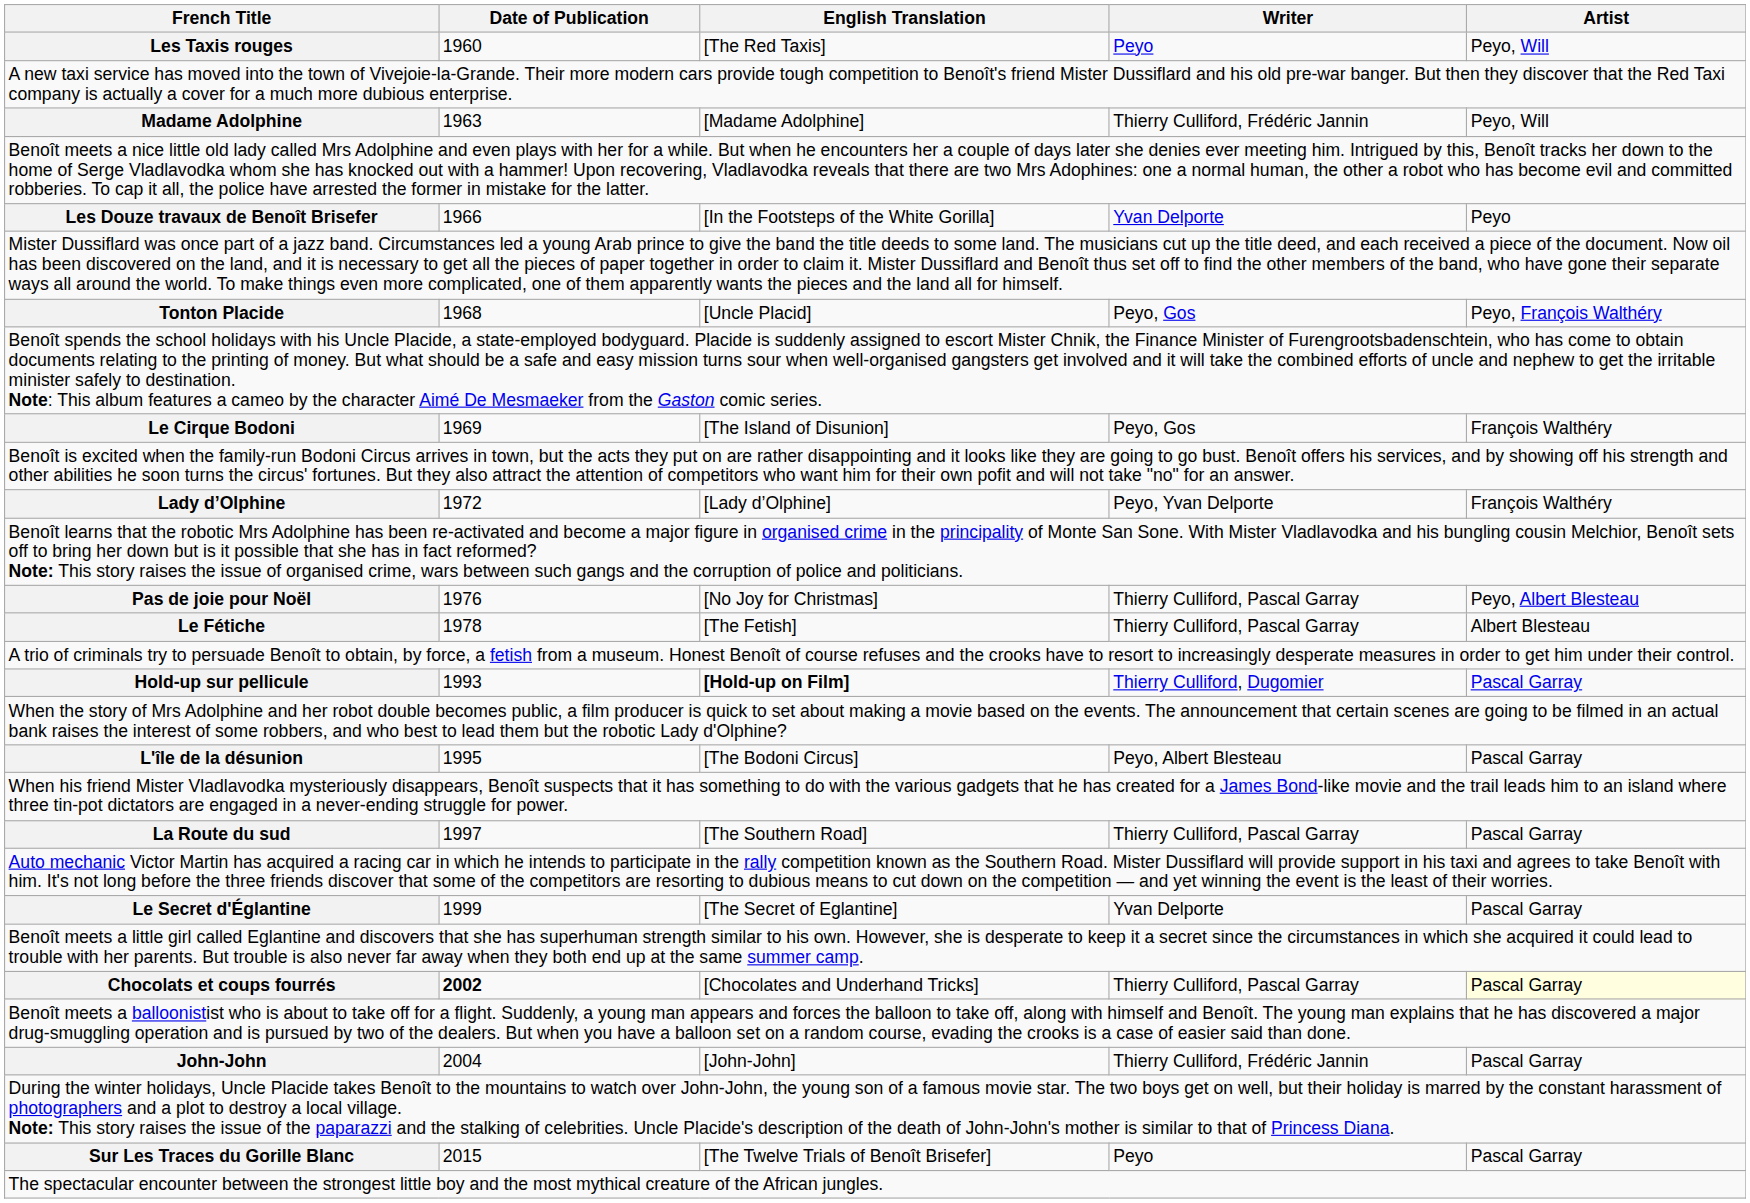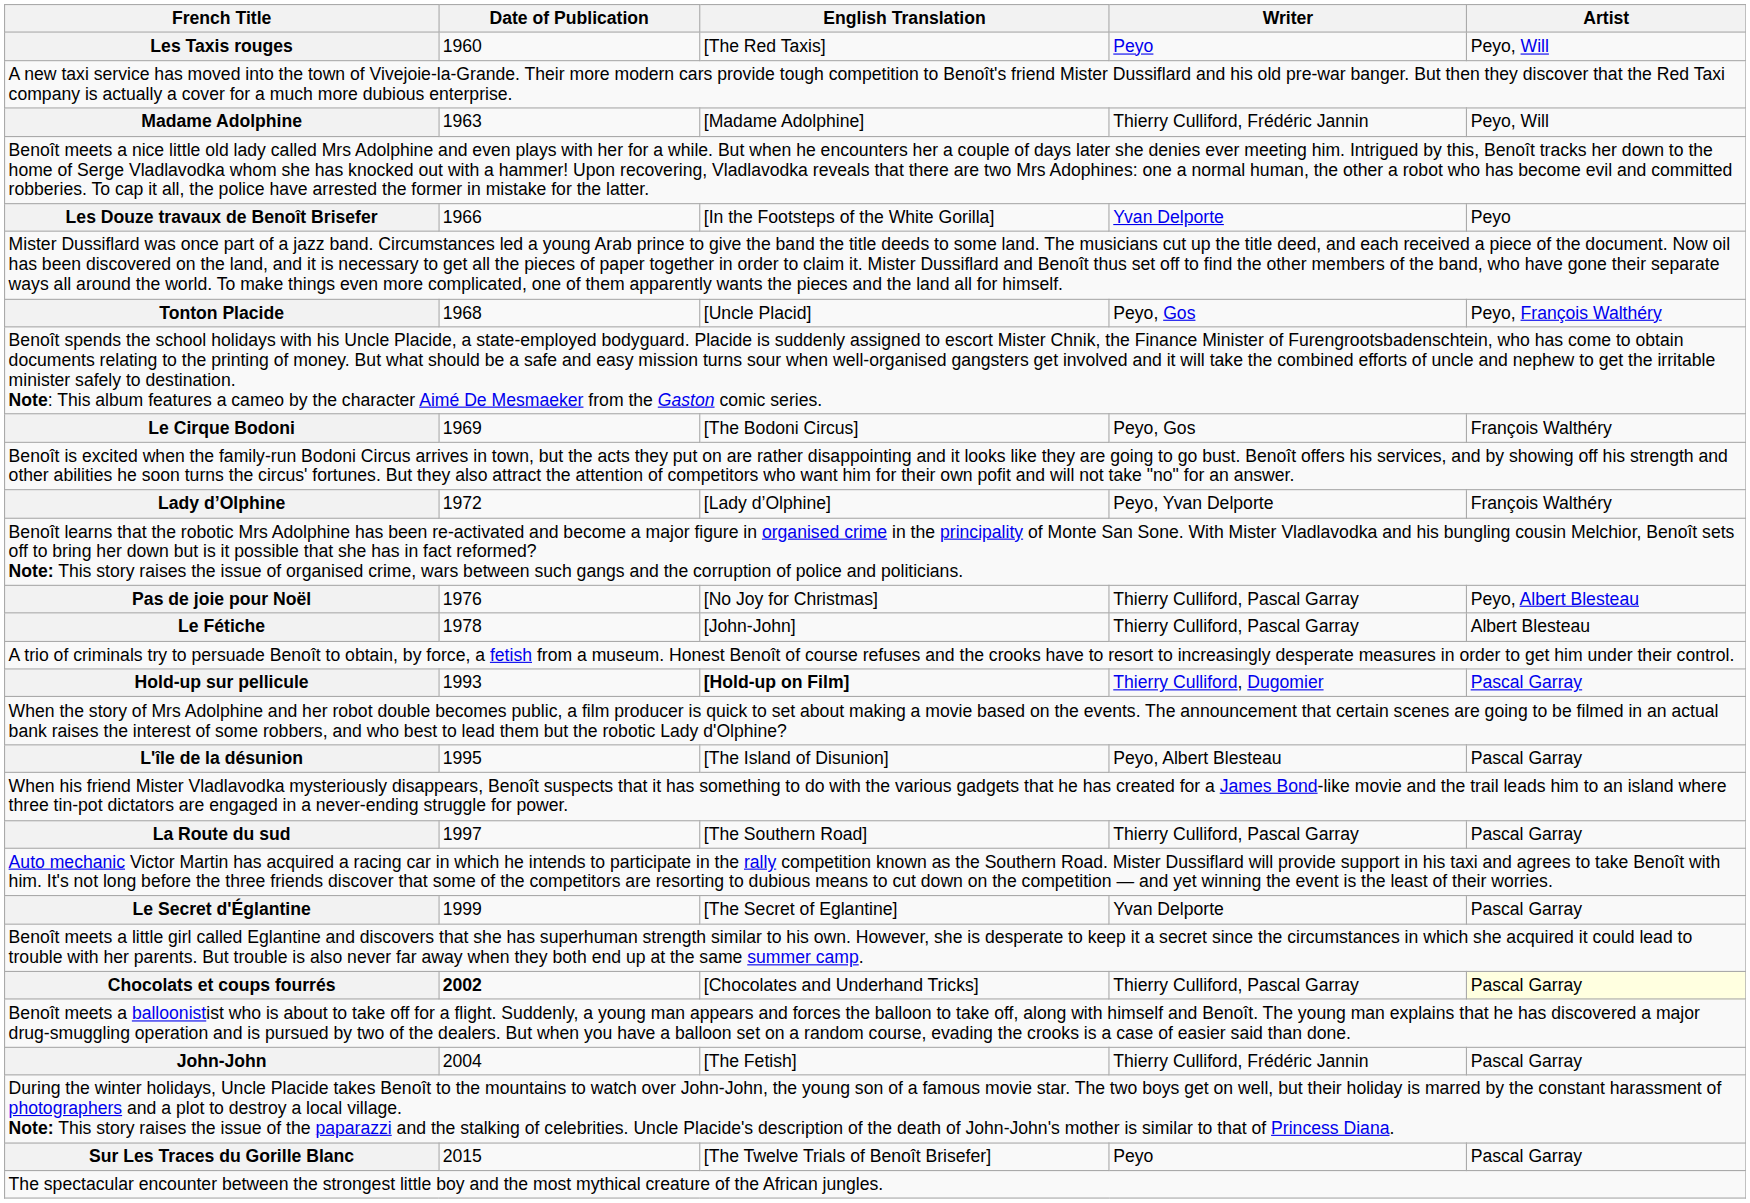(796, 428) [The Island of Disunion] -> (781, 428) [The Bodoni Circus]
(750, 627) [The Fetish] -> (750, 627) [John-John]
(781, 758) [The Bodoni Circus] -> (796, 758) [The Island of Disunion]
(750, 1060) [John-John] -> (750, 1060) [The Fetish]
